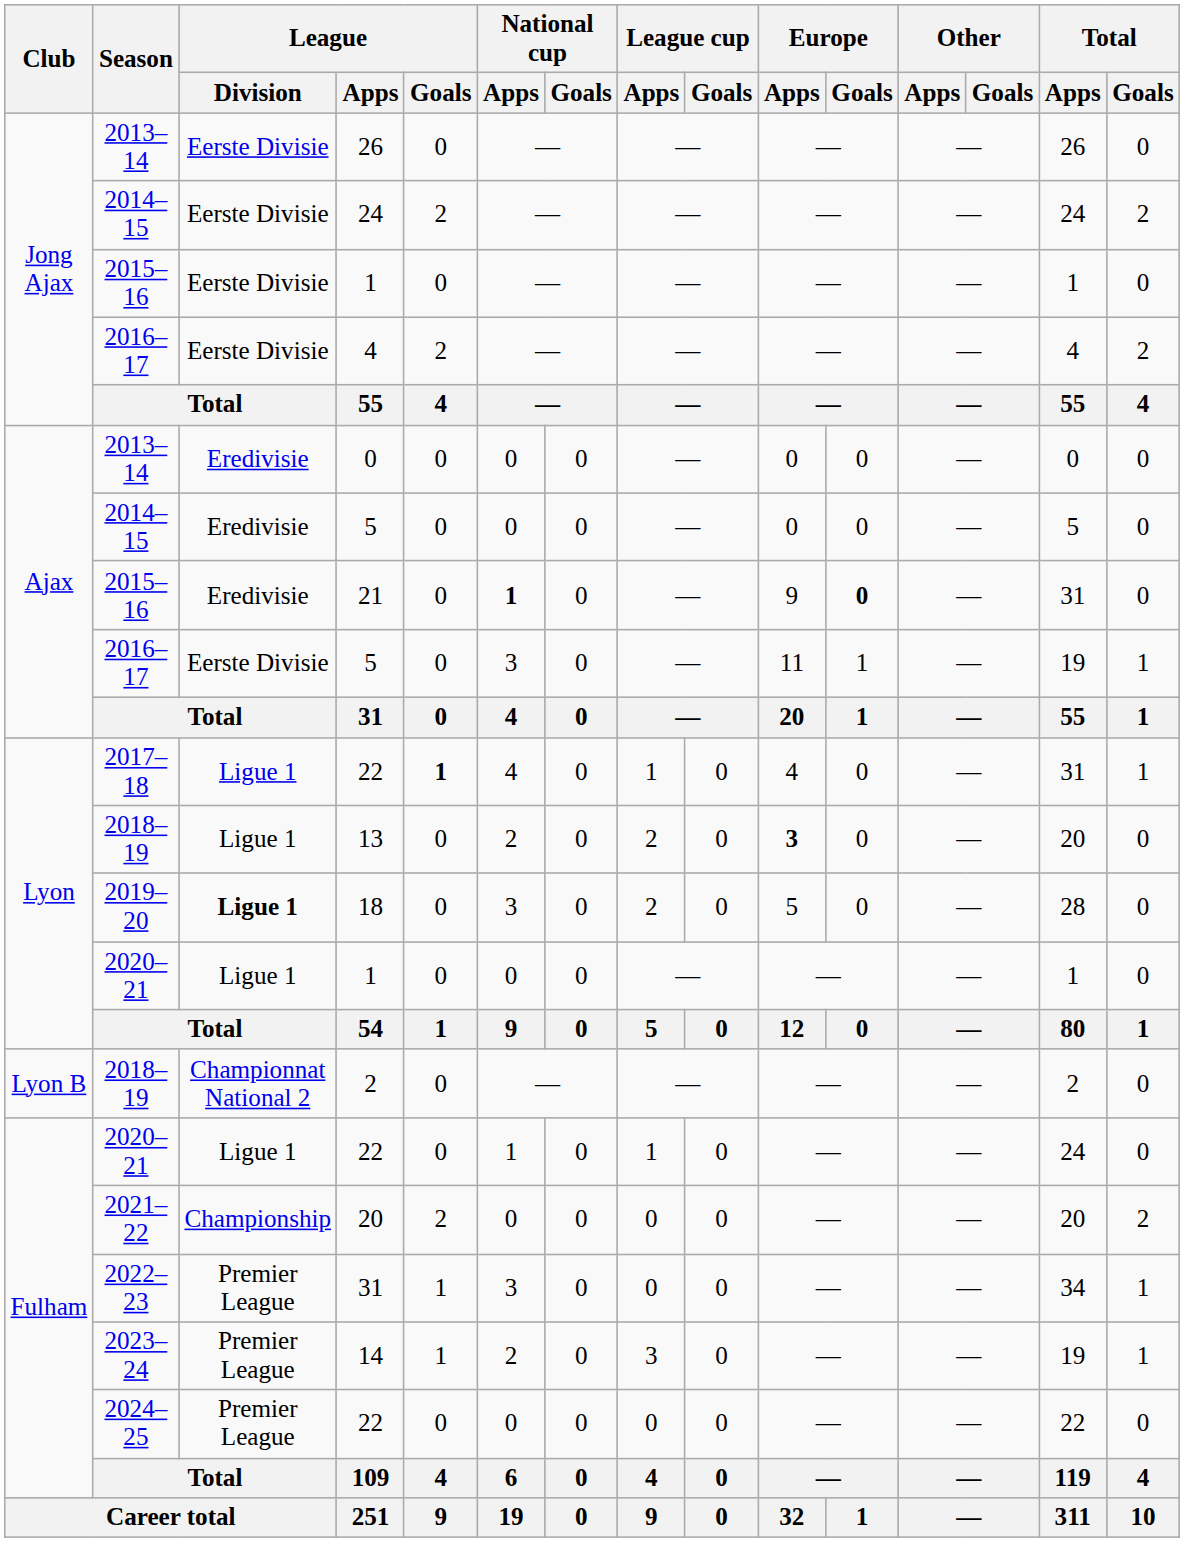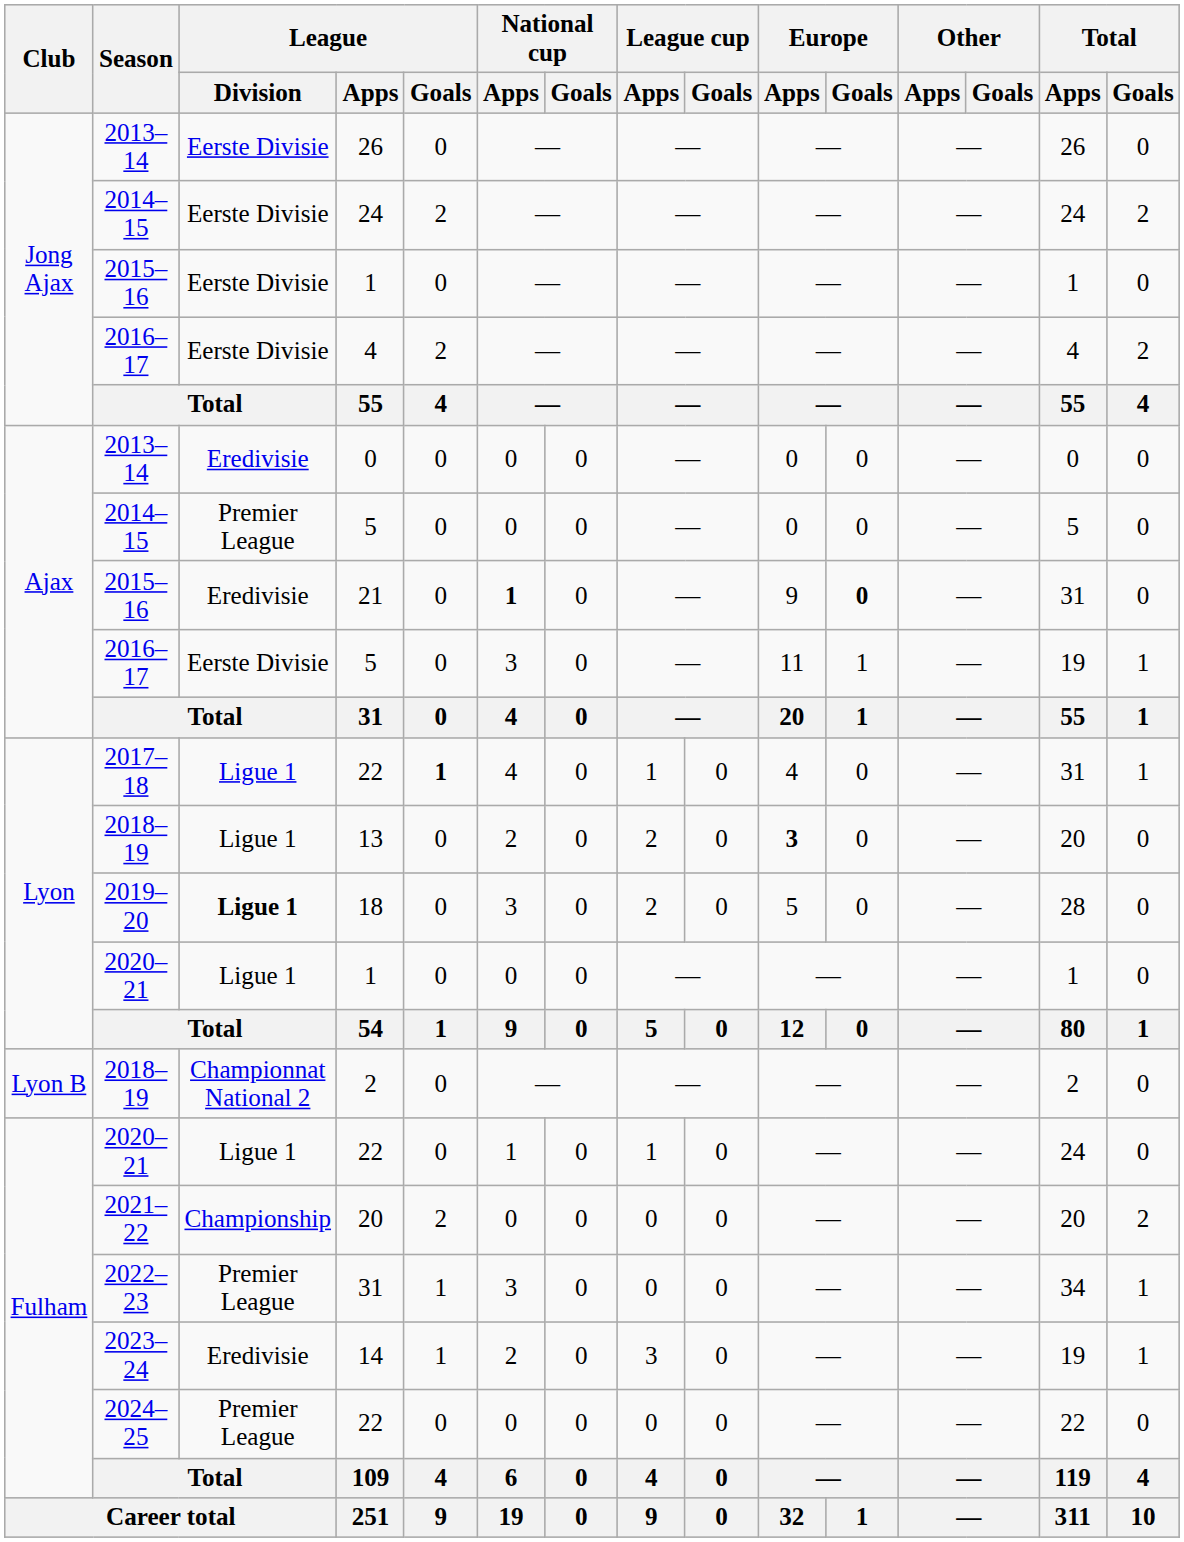(258, 526) Eredivisie -> (258, 526) Premier League
(258, 1355) Premier League -> (258, 1355) Eredivisie
